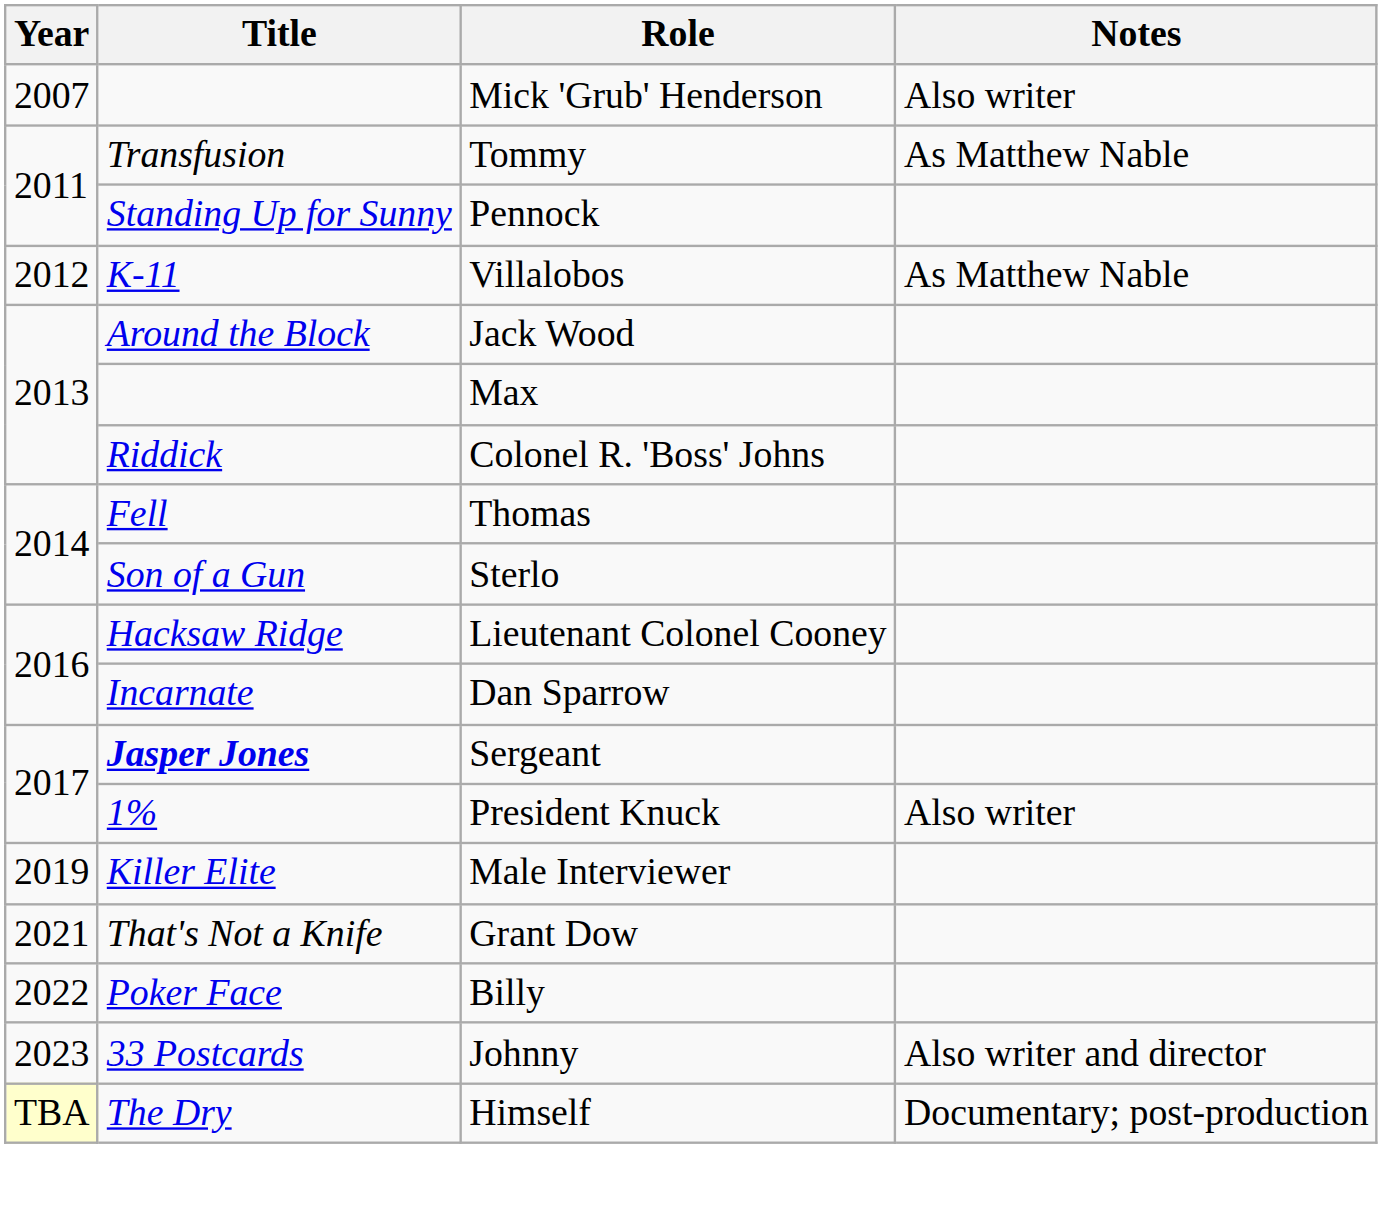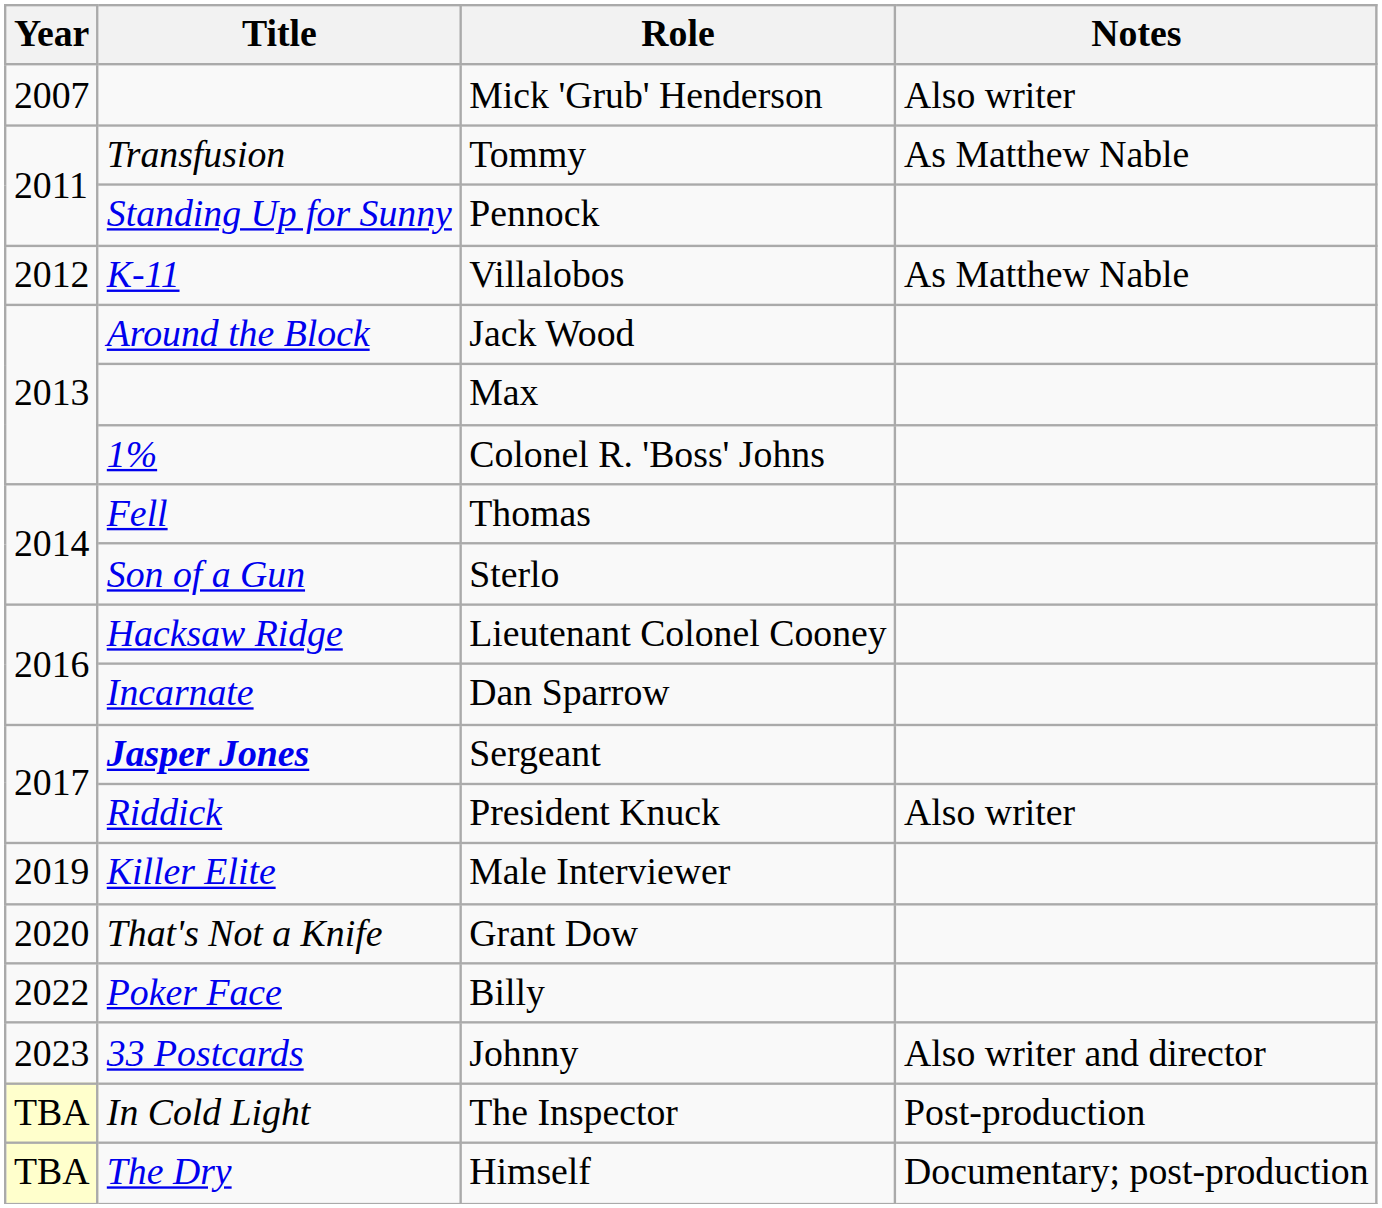(164, 453) Riddick -> (132, 453) 1%
(132, 812) 1% -> (164, 812) Riddick
(52, 932) 2021 -> (52, 932) 2020
+ row: (574, 1112)
